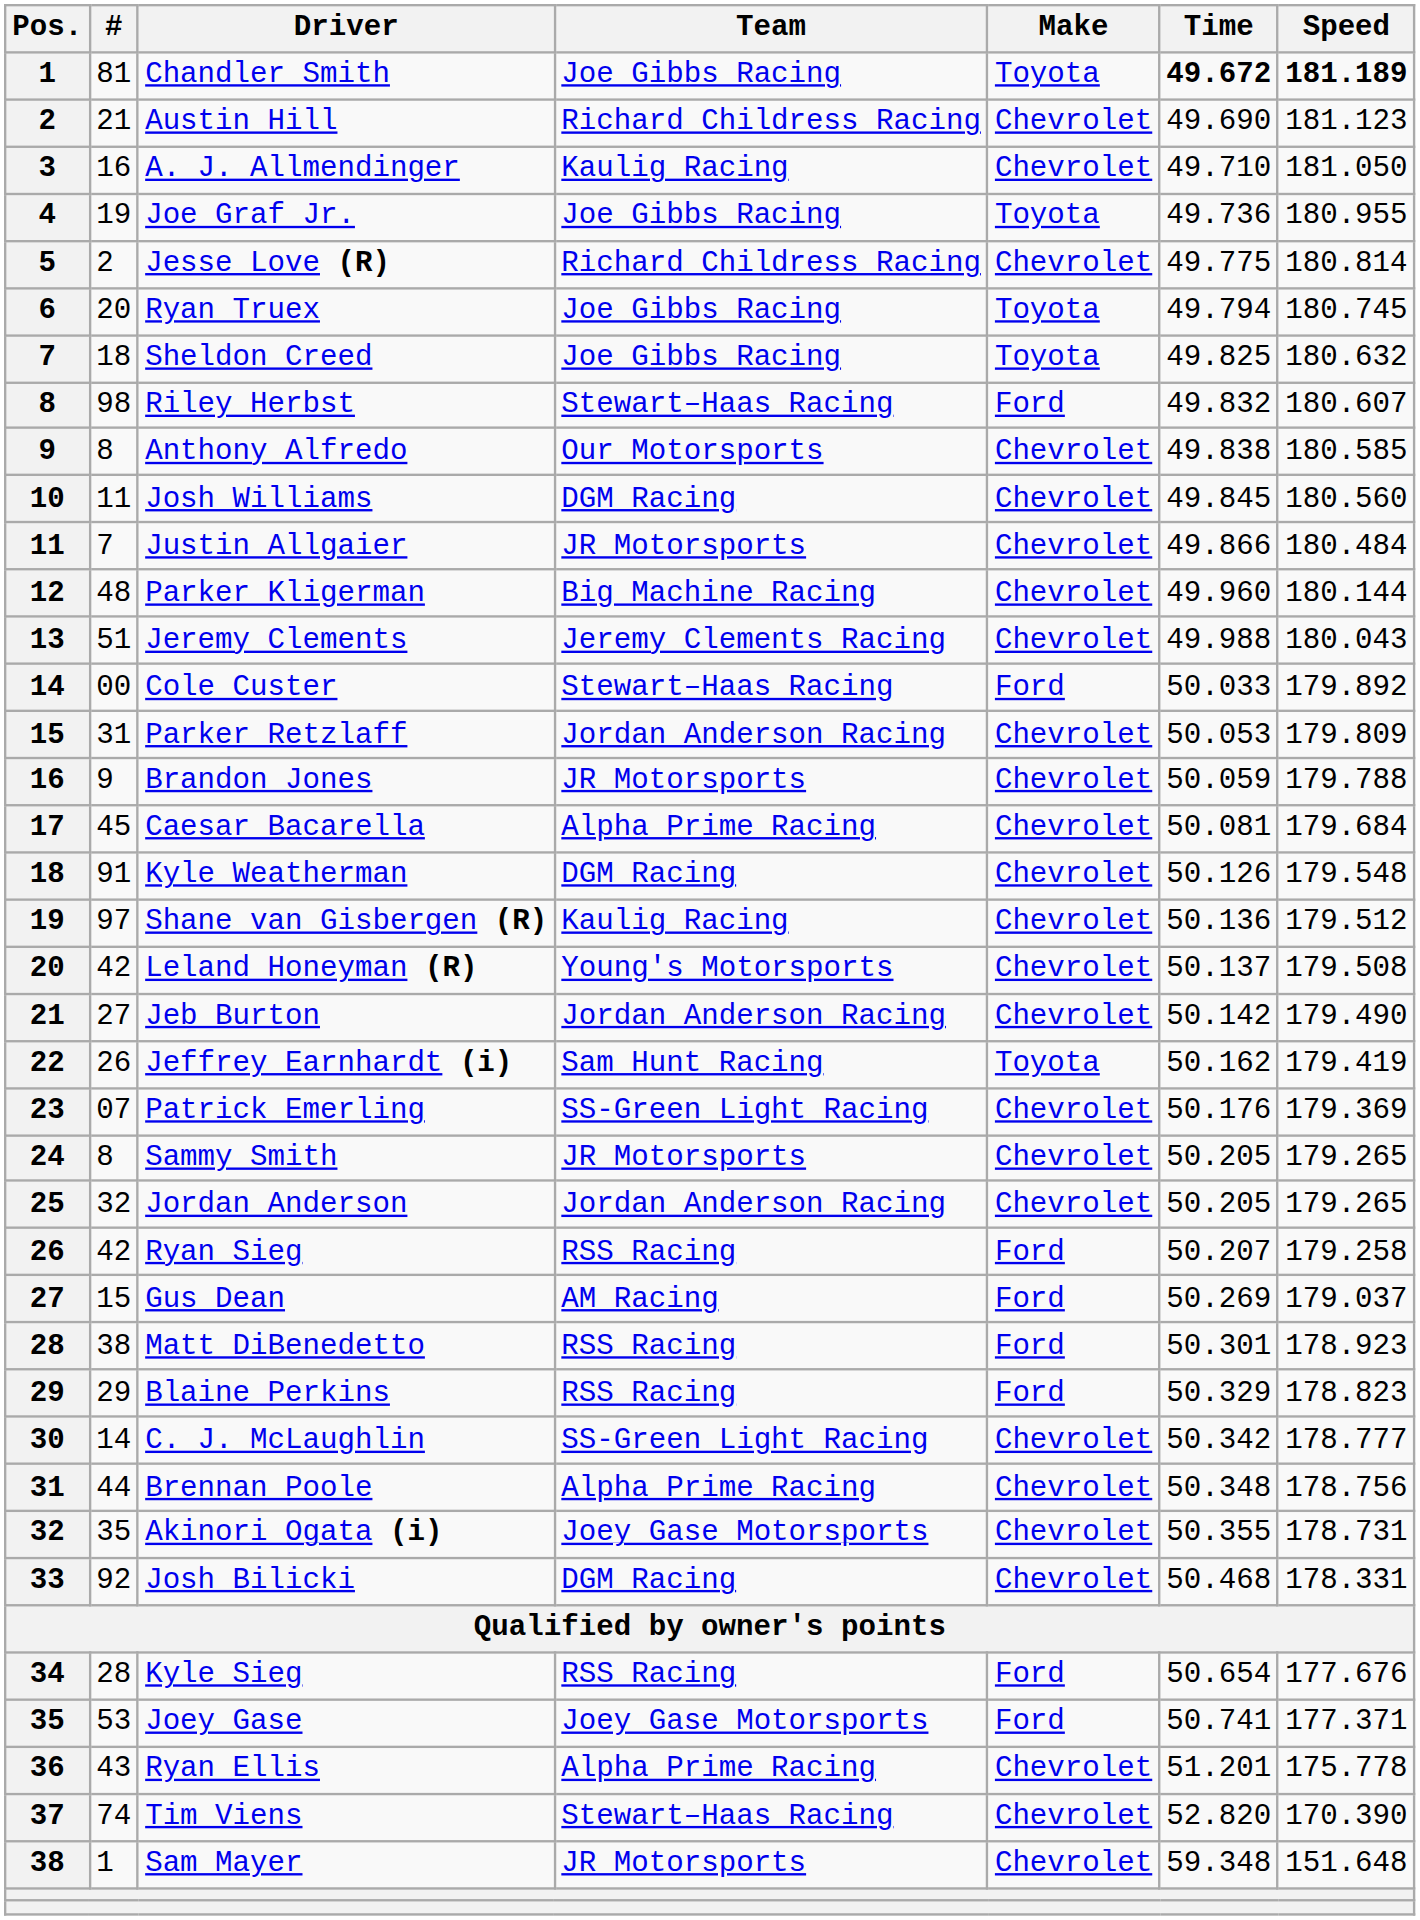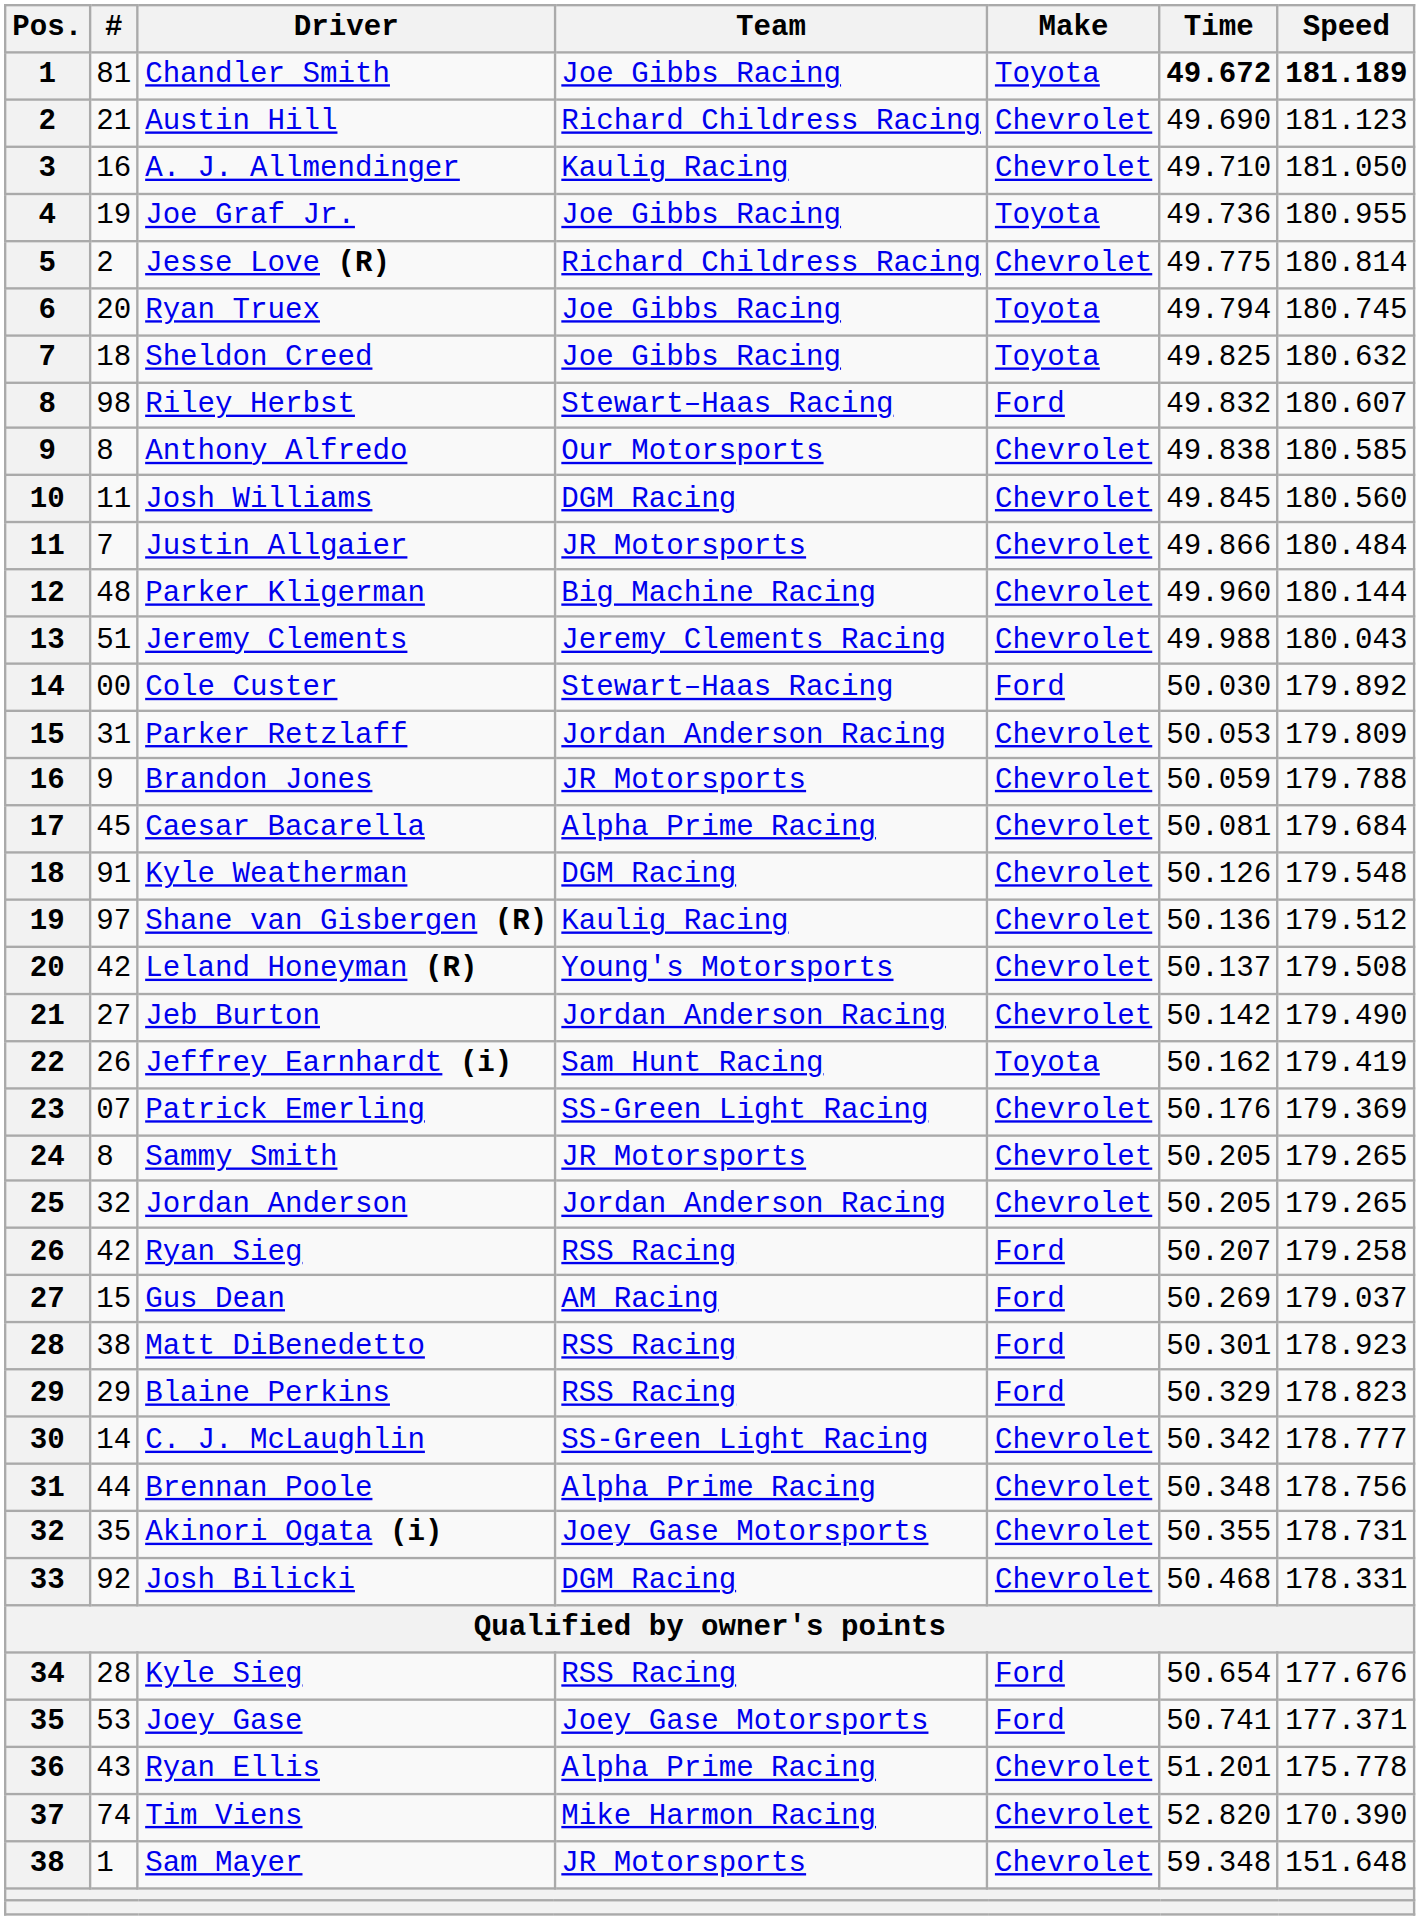(1219, 688) 50.033 -> (1219, 688) 50.030
(727, 1817) Stewart–Haas Racing -> (719, 1817) Mike Harmon Racing
